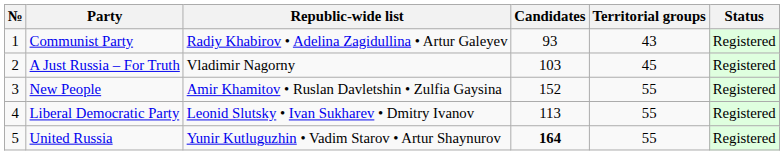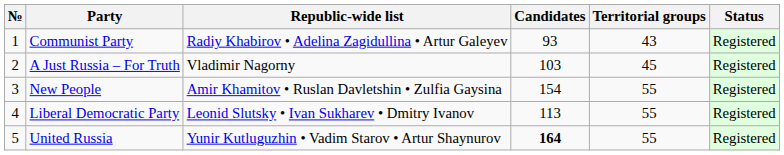(550, 89) 152 -> (550, 89) 154
